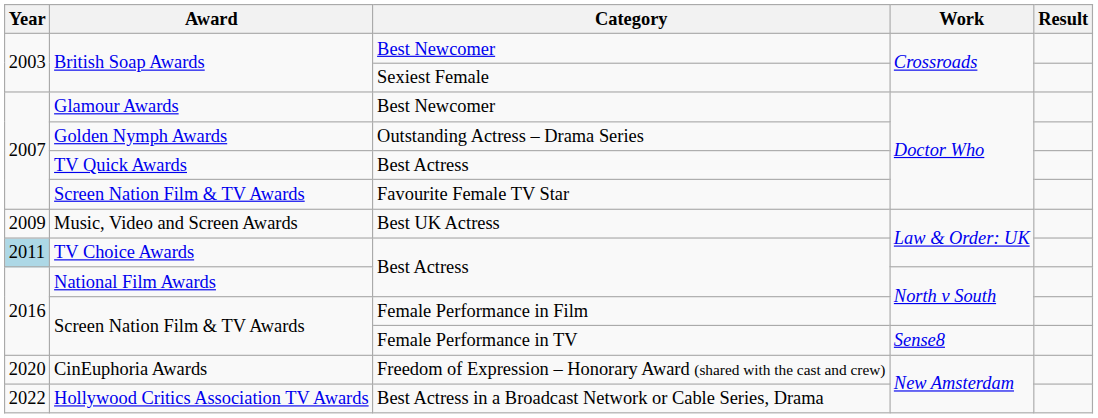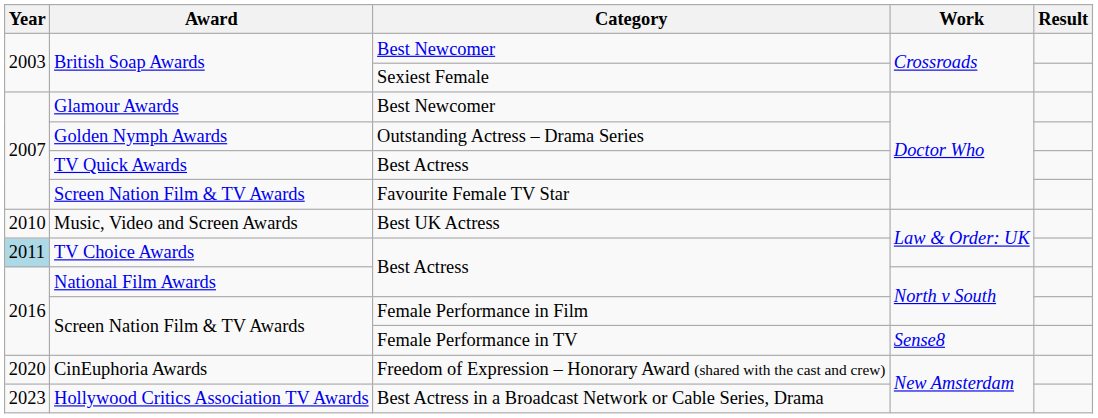(27, 223) 2009 -> (27, 223) 2010
(27, 398) 2022 -> (27, 398) 2023
